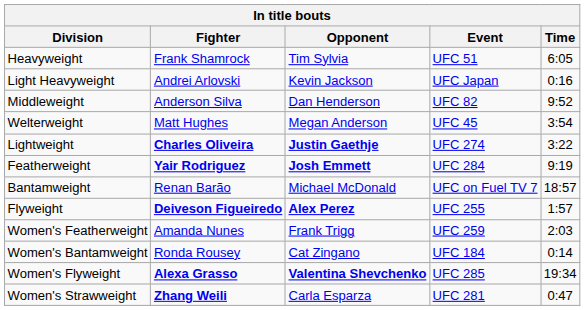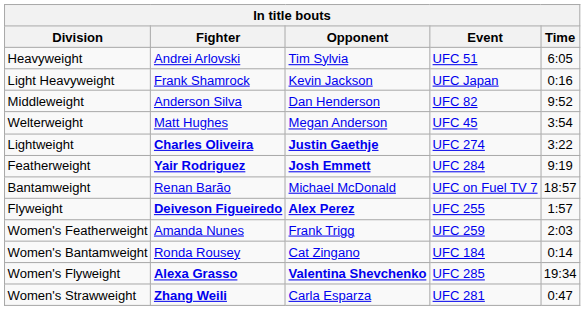(202, 58) Frank Shamrock -> (197, 58) Andrei Arlovski
(197, 80) Andrei Arlovski -> (202, 80) Frank Shamrock
